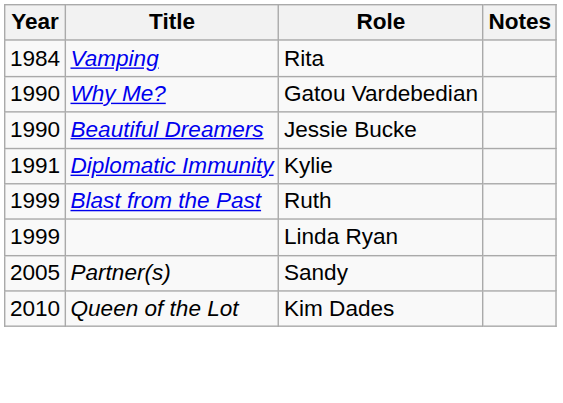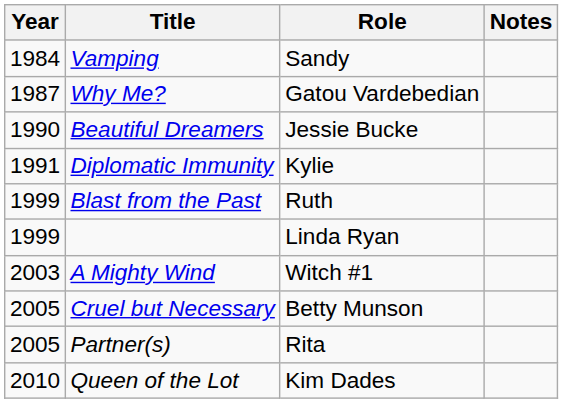(304, 58) Rita -> (317, 58) Sandy
(35, 93) 1990 -> (35, 93) 1987
+ row: (143, 272)
+ row: (173, 308)
(316, 272) Sandy -> (305, 344) Rita
